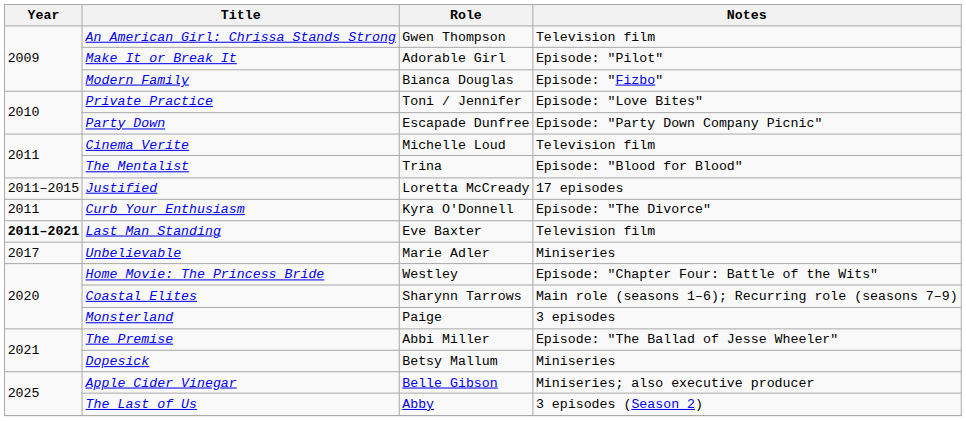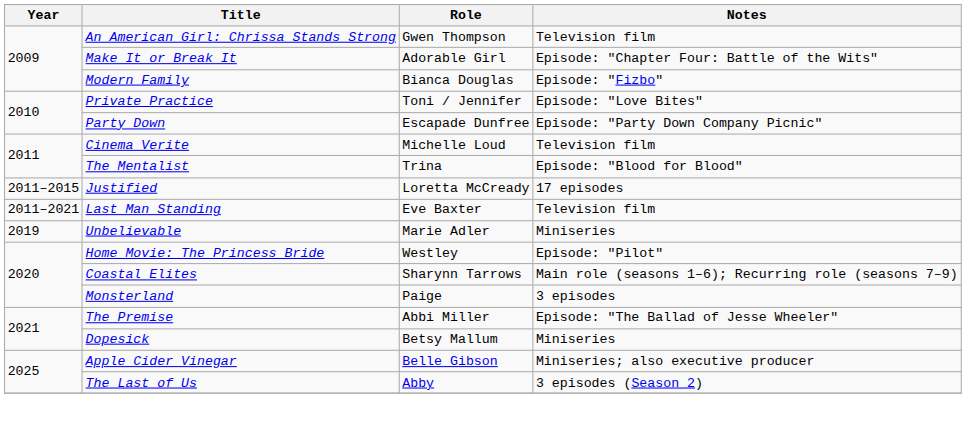(600, 59) Episode: "Pilot" -> (707, 59) Episode: "Chapter Four: Battle of the Wits"
- row: (165, 210)
(43, 231) bold -> (43, 210) normal
(24, 253) 2017 -> (24, 231) 2019
(707, 275) Episode: "Chapter Four: Battle of the Wits" -> (600, 253) Episode: "Pilot"
